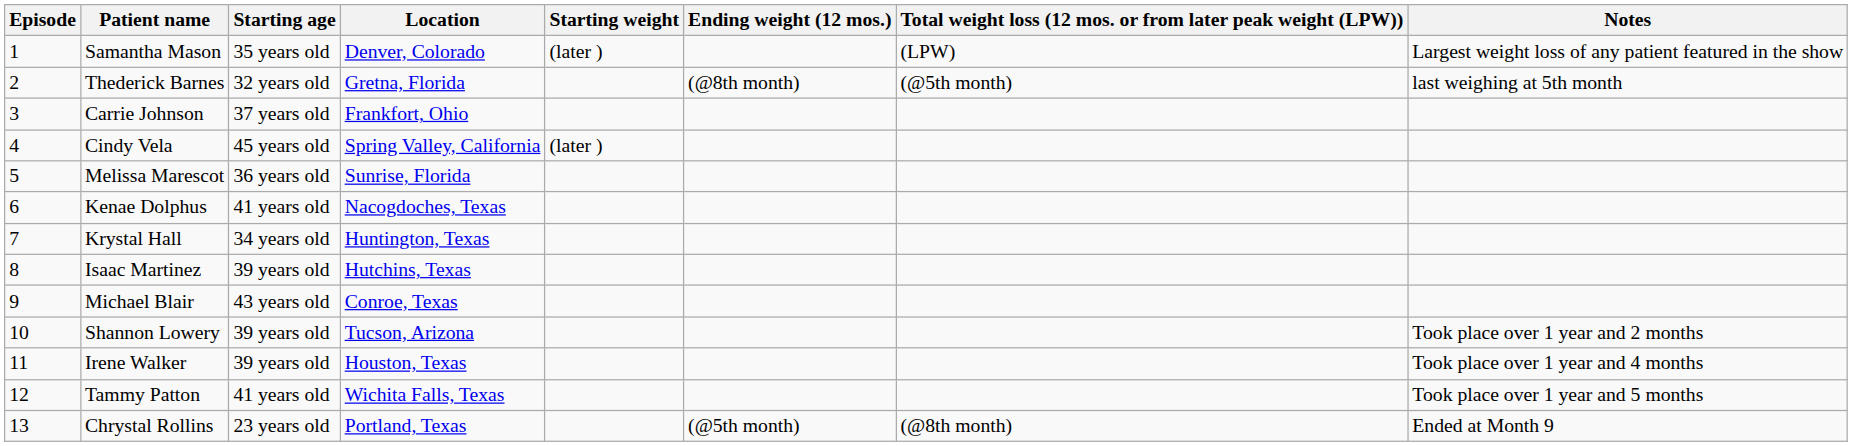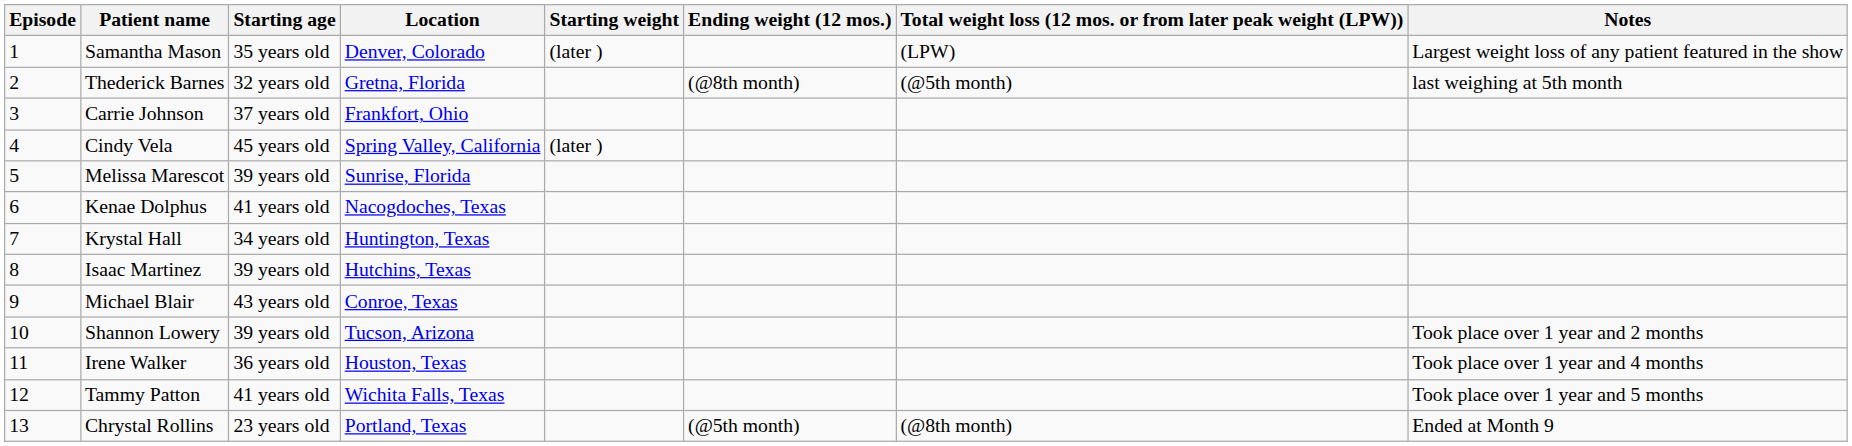(281, 176) 36 years old -> (281, 176) 39 years old
(281, 363) 39 years old -> (281, 363) 36 years old
